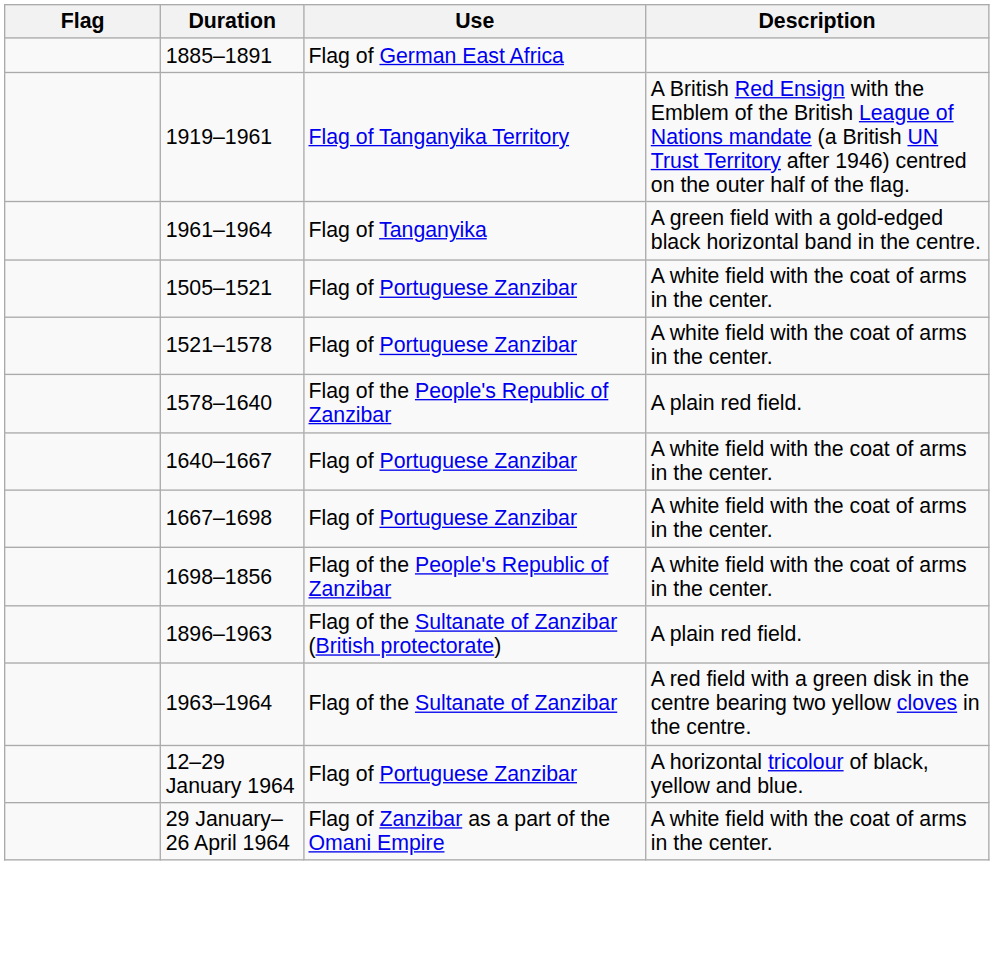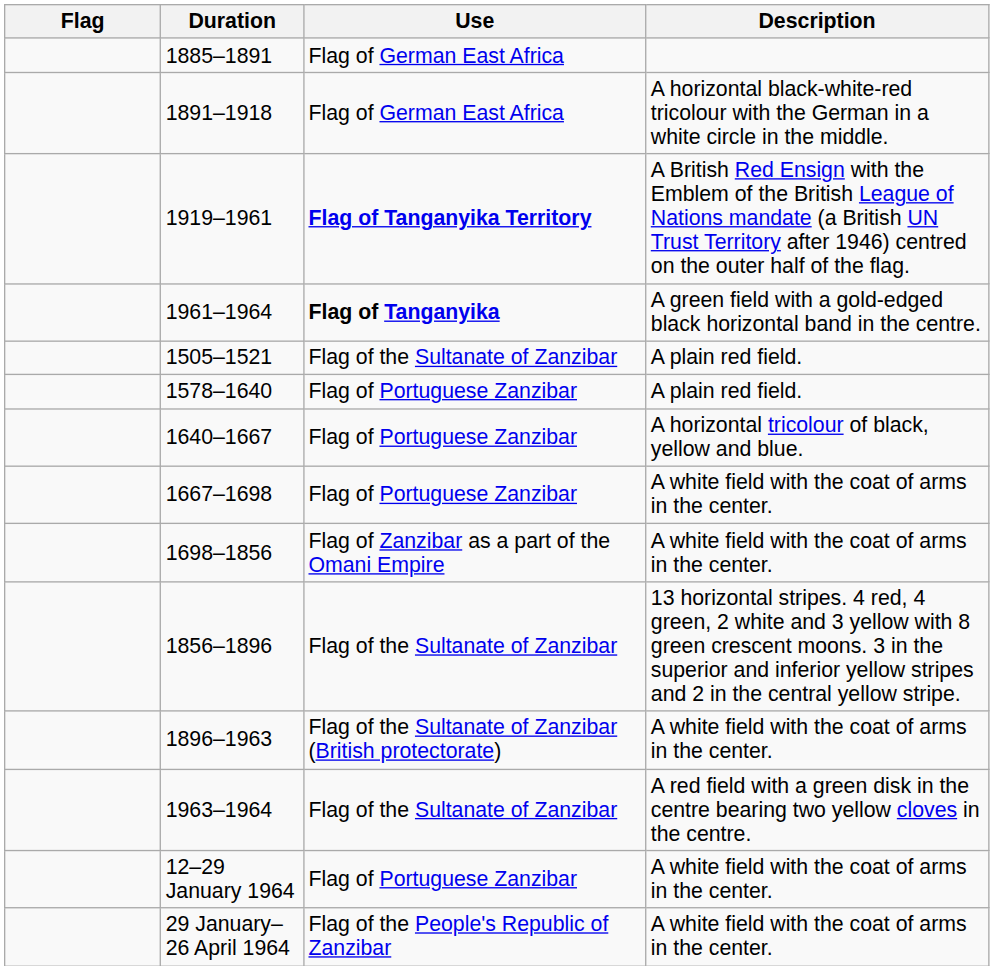+ row: (219, 112)
(439, 136) normal -> (450, 218) bold
(398, 230) normal -> (404, 311) bold
(443, 288) Flag of Portuguese Zanzibar -> (463, 357) Flag of the Sultanate of Zanzibar
(809, 288) A white field with the coat of arms in the center. -> (727, 357) A plain red field.
- row: (219, 345)
(458, 403) Flag of the People's Republic of Zanzibar -> (443, 391) Flag of Portuguese Zanzibar
(809, 461) A white field with the coat of arms in the center. -> (790, 437) A horizontal tricolour of black, yellow and blue.
(458, 576) Flag of the People's Republic of Zanzibar -> (459, 552) Flag of Zanzibar as a part of the Omani Empire
+ row: (219, 646)
(727, 634) A plain red field. -> (809, 739) A white field with the coat of arms in the center.
(790, 773) A horizontal tricolour of black, yellow and blue. -> (809, 879) A white field with the coat of arms in the center.
(459, 831) Flag of Zanzibar as a part of the Omani Empire -> (458, 936) Flag of the People's Republic of Zanzibar
